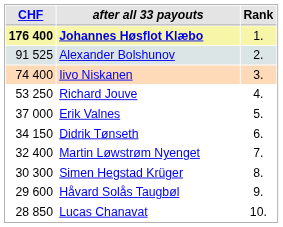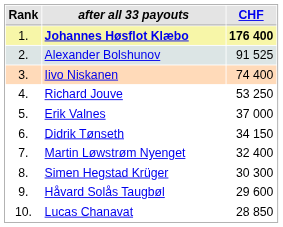columns swapped: (258, 15) <-> (31, 15)
